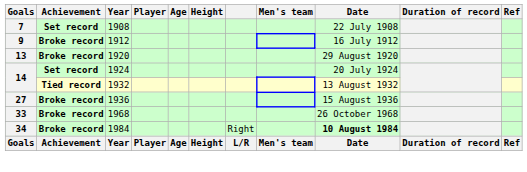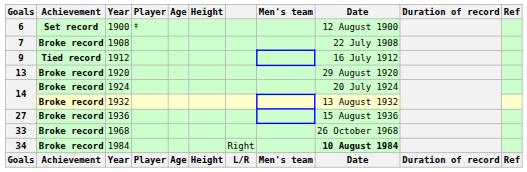+ row: (119, 27)
(71, 26) Set record -> (71, 43) Broke record
(71, 41) Broke record -> (71, 58) Tied record
(71, 70) Set record -> (71, 87) Broke record
(71, 85) Tied record -> (71, 102) Broke record
